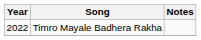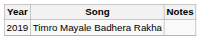(17, 27) 2022 -> (17, 27) 2019
